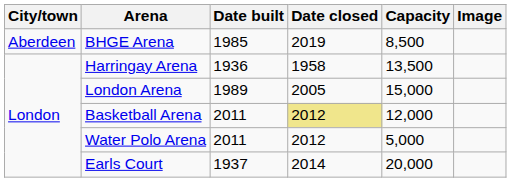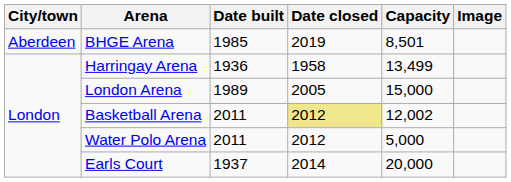(405, 41) 8,500 -> (405, 41) 8,501
(409, 66) 13,500 -> (409, 66) 13,499
(409, 115) 12,000 -> (409, 115) 12,002
